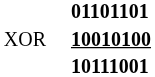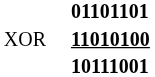(111, 39) 10010100 -> (110, 39) 11010100
